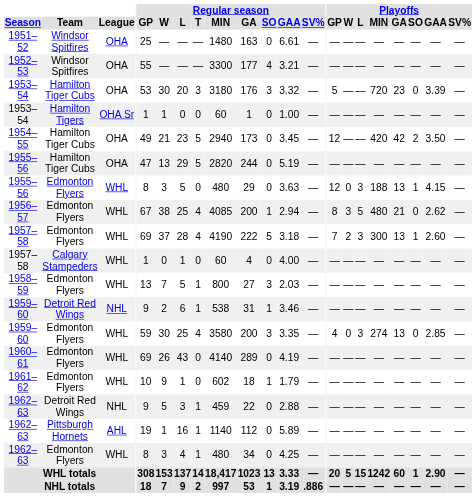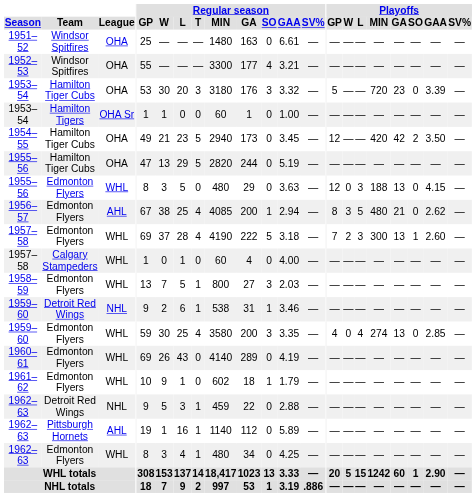(416, 187) 1 -> (416, 187) 0
(117, 212) WHL -> (117, 212) AHL
(360, 333) 3 -> (360, 333) 4
